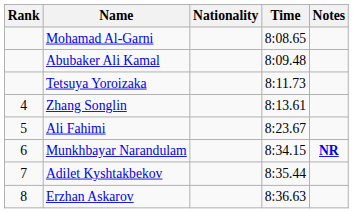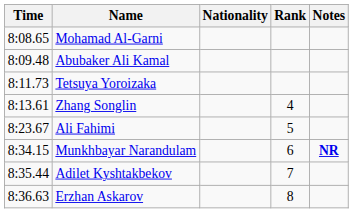columns swapped: (24, 15) <-> (285, 15)
